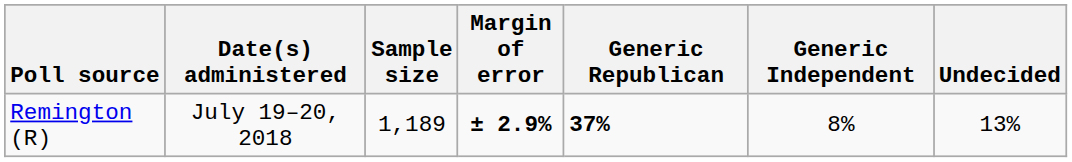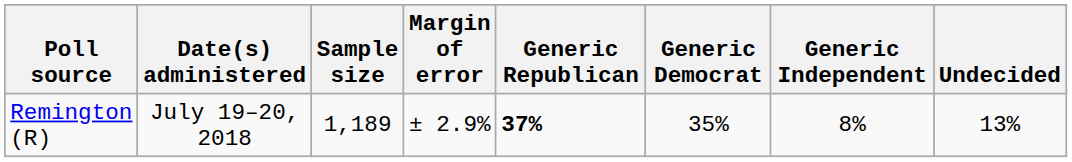+ column: (708, 62)
(511, 125) bold -> (450, 125) normal
